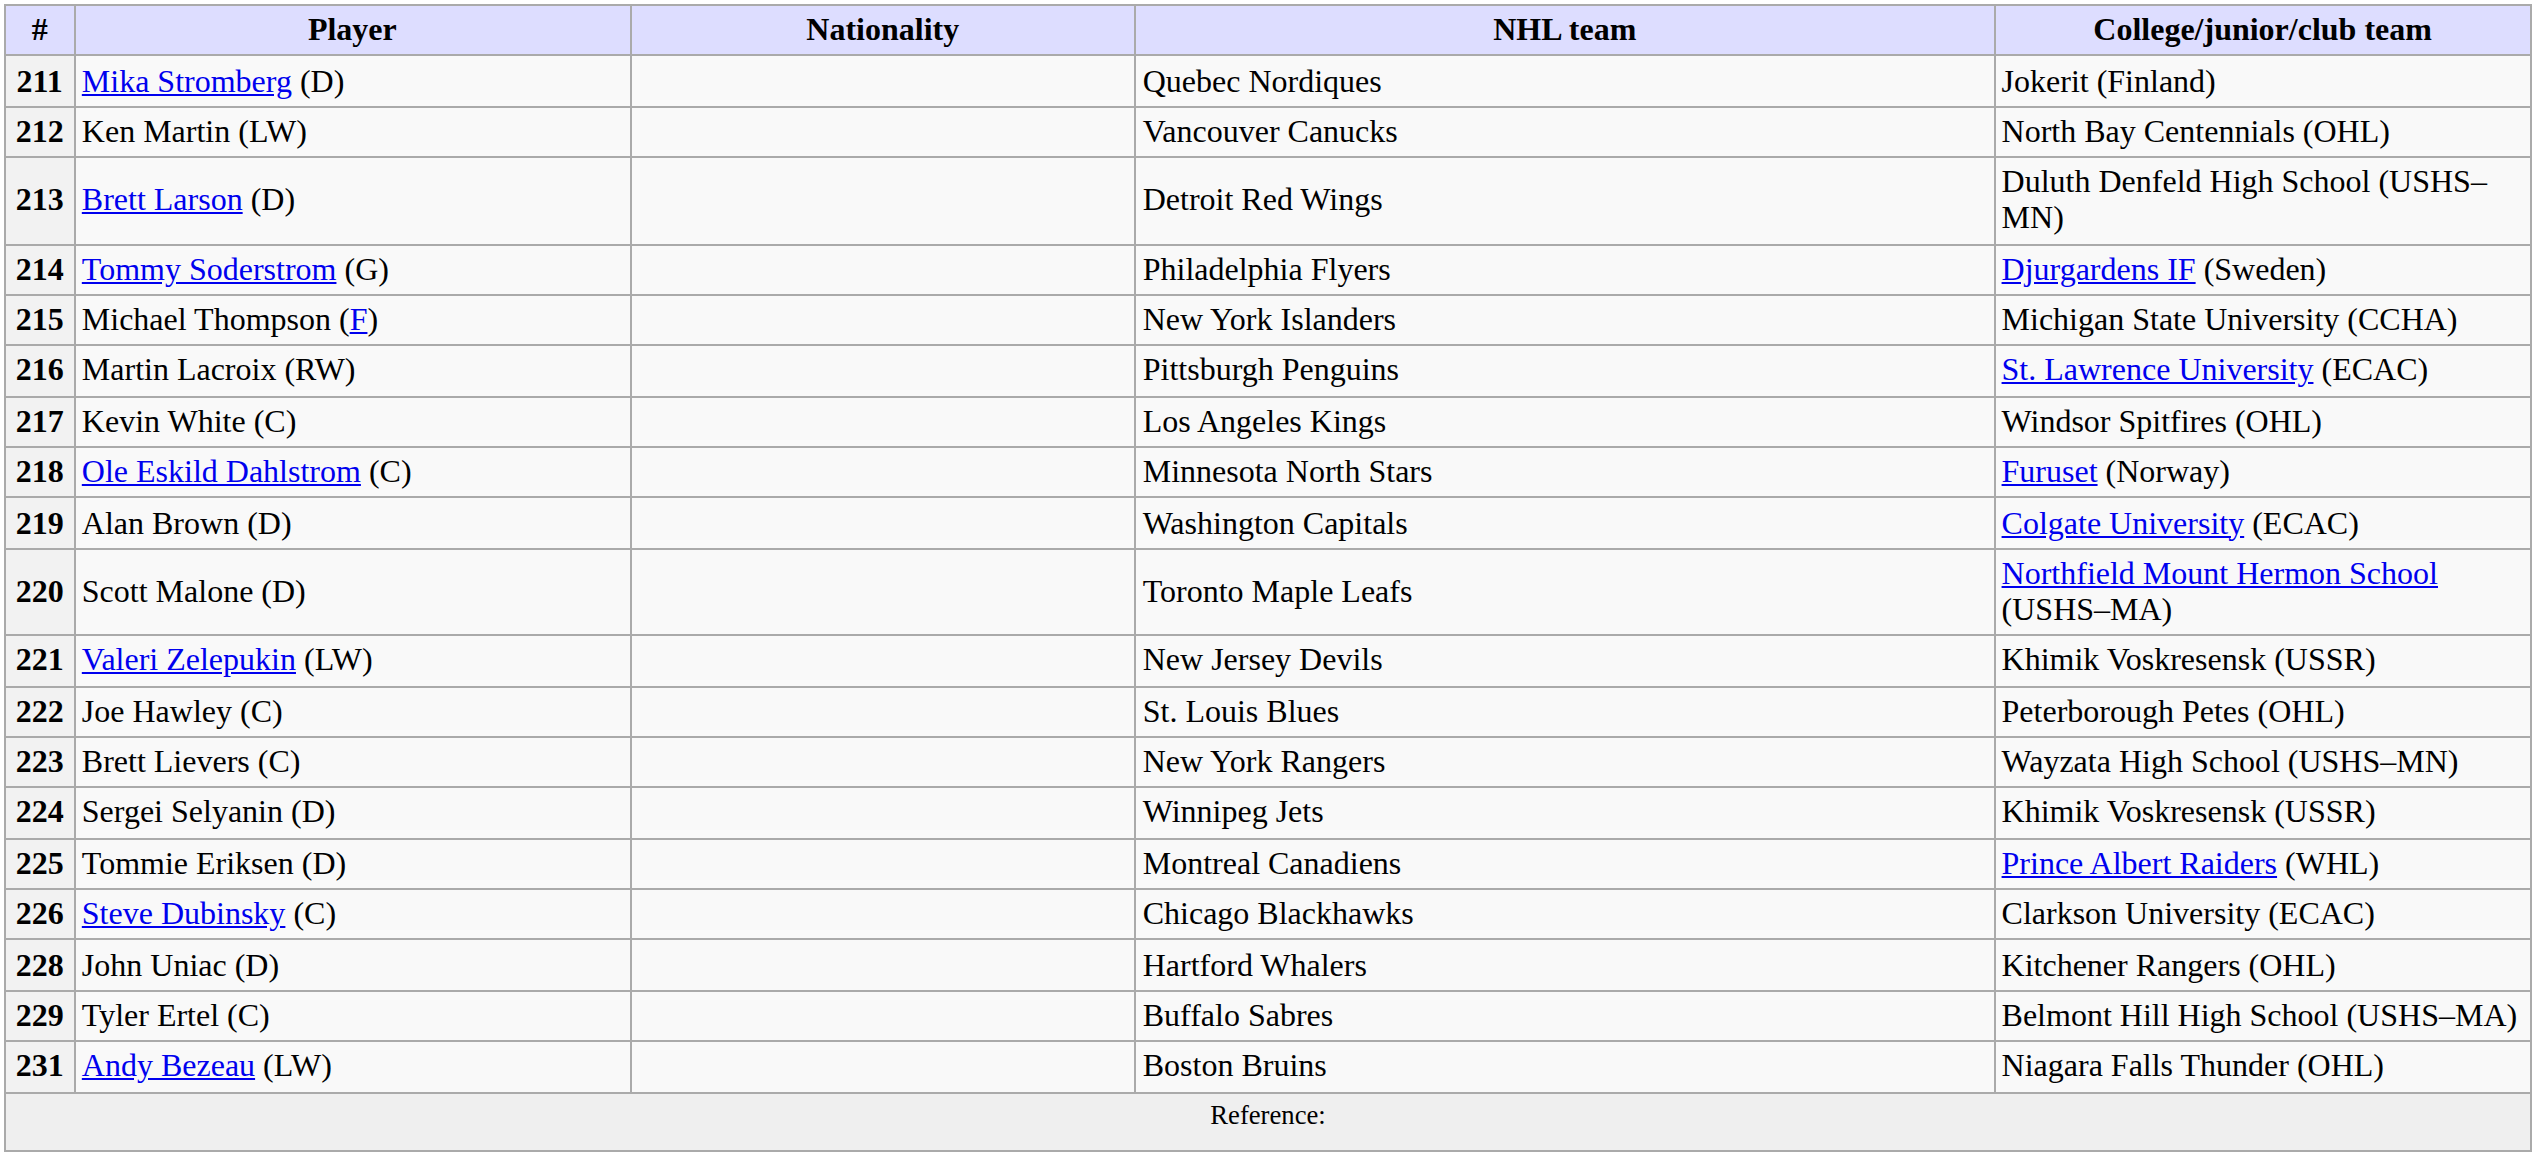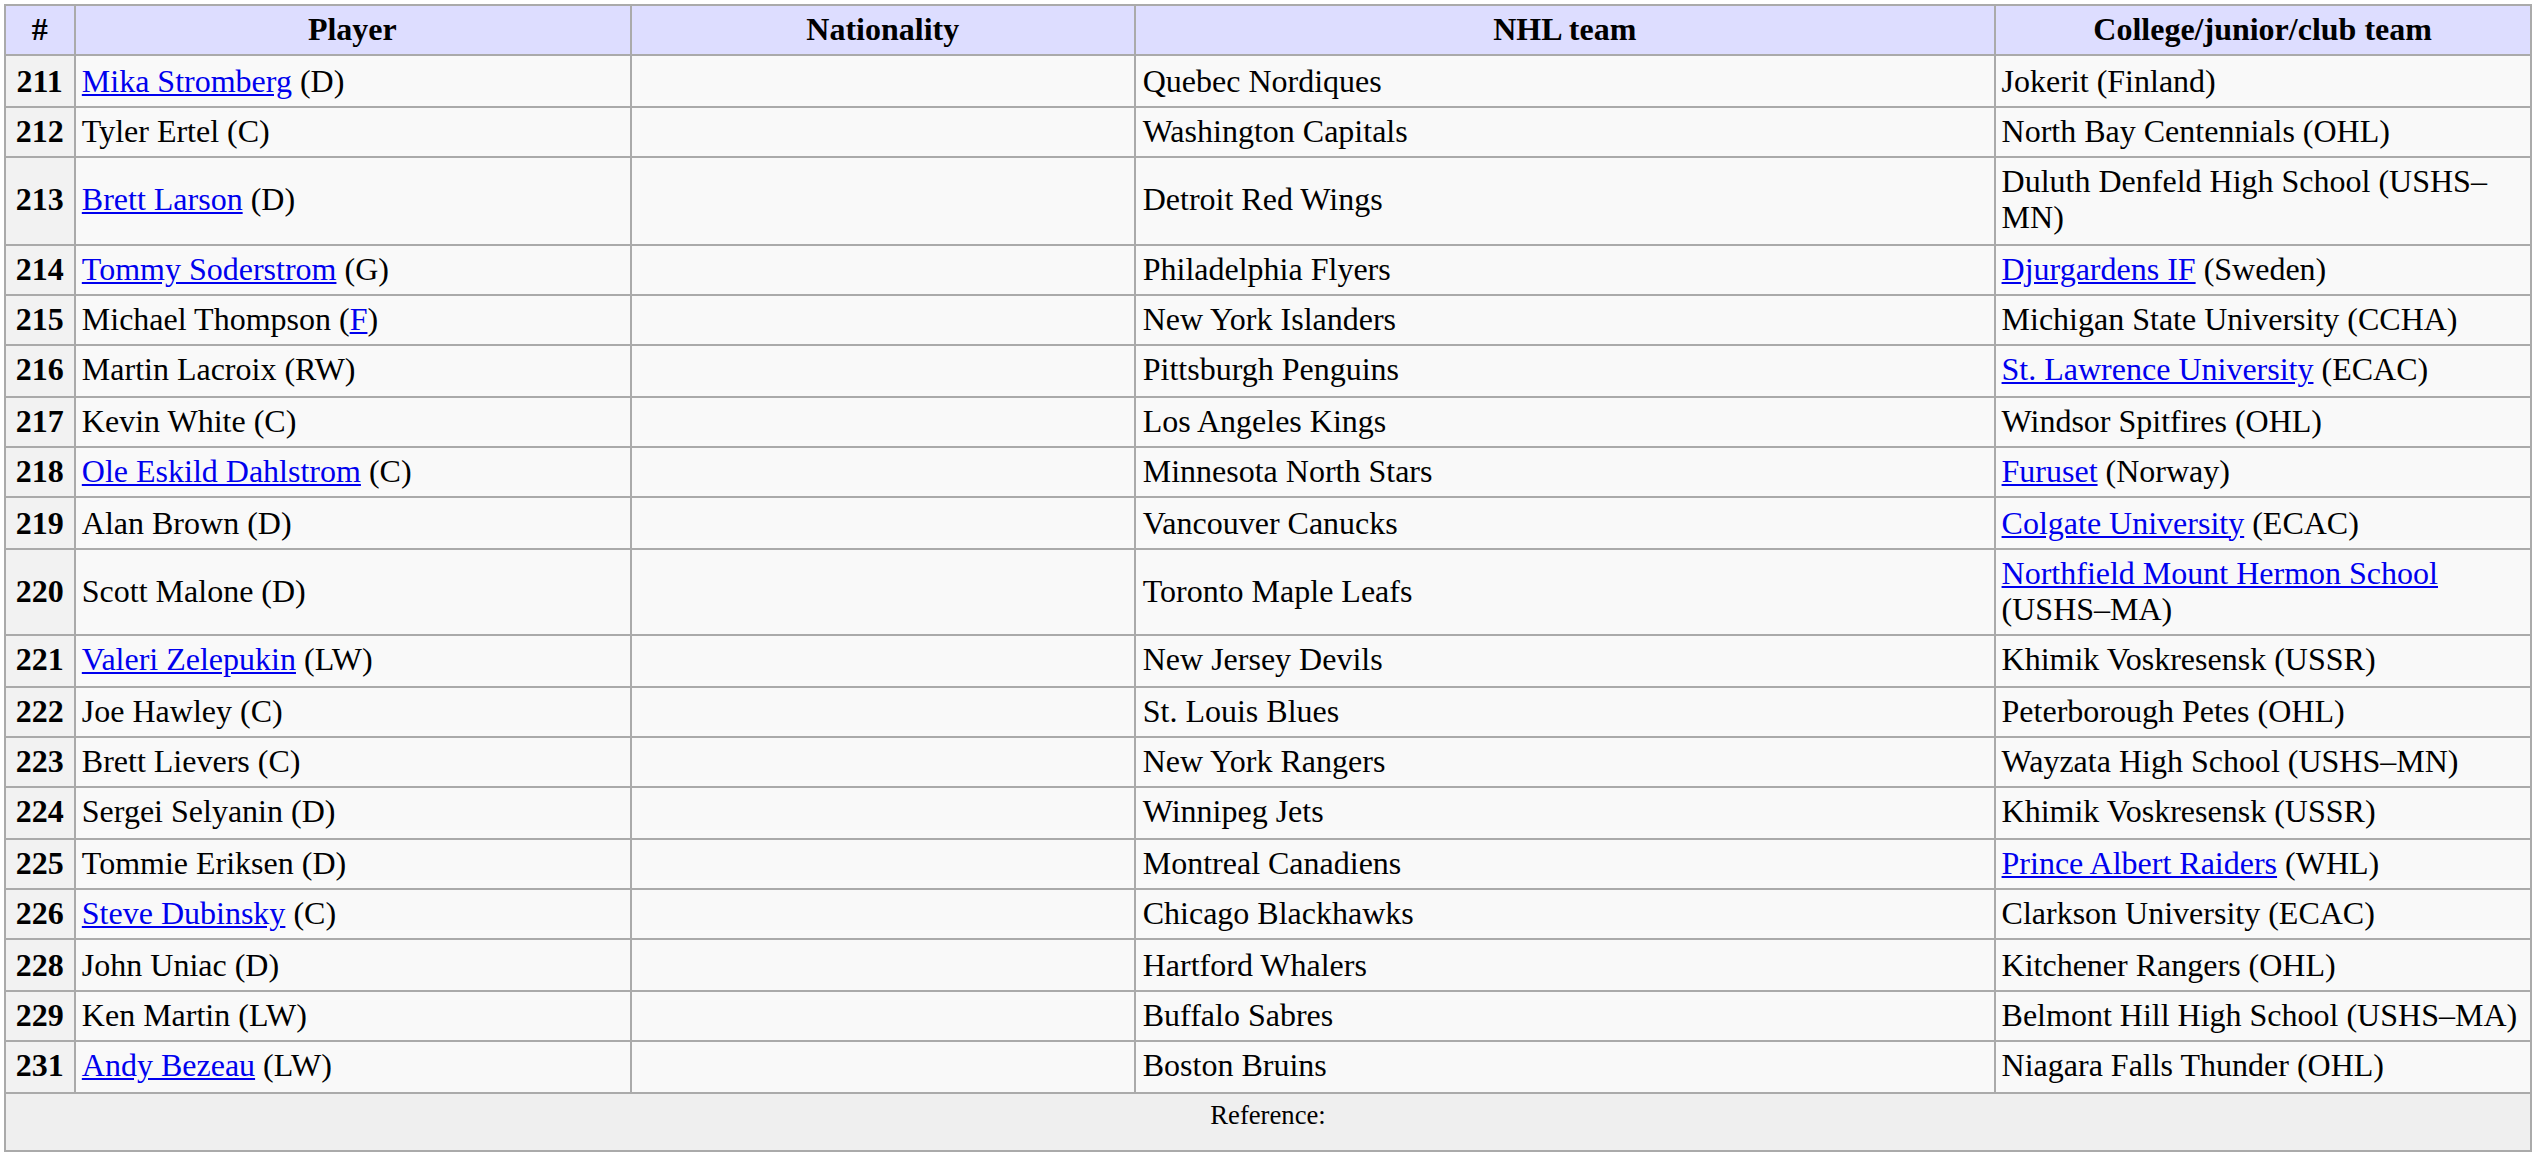(194, 131) Ken Martin (LW) -> (176, 131) Tyler Ertel (C)
(1270, 131) Vancouver Canucks -> (1275, 131) Washington Capitals
(1275, 522) Washington Capitals -> (1270, 522) Vancouver Canucks
(176, 1015) Tyler Ertel (C) -> (194, 1015) Ken Martin (LW)
